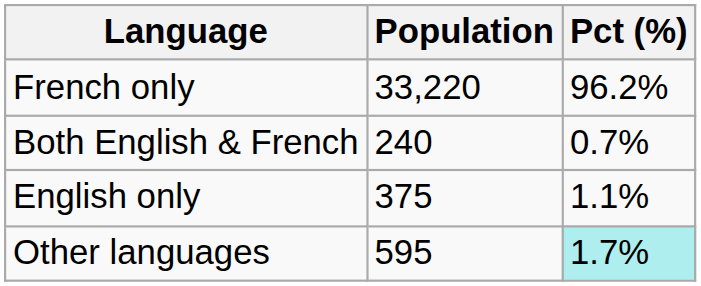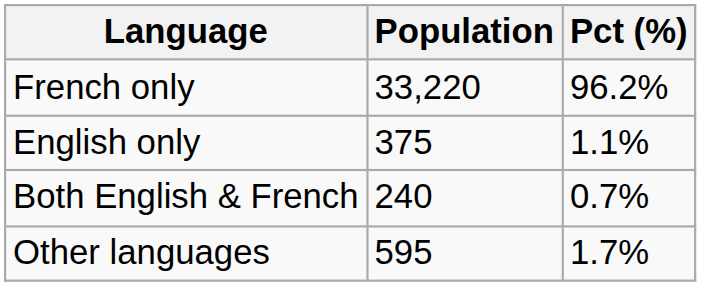rows swapped: (107, 197) <-> (186, 142)
(609, 252) paleturquoise background -> (609, 252) no background
